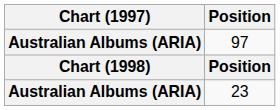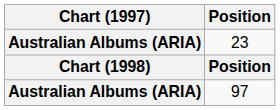rows swapped: (240, 42) <-> (240, 92)
